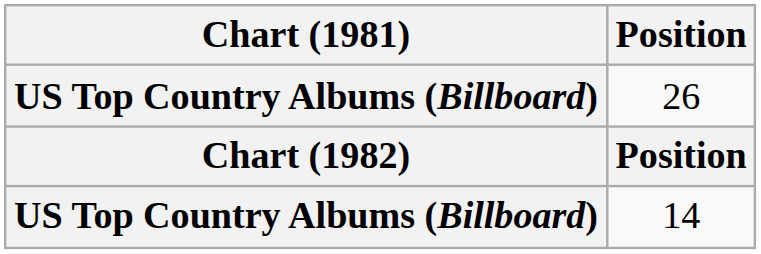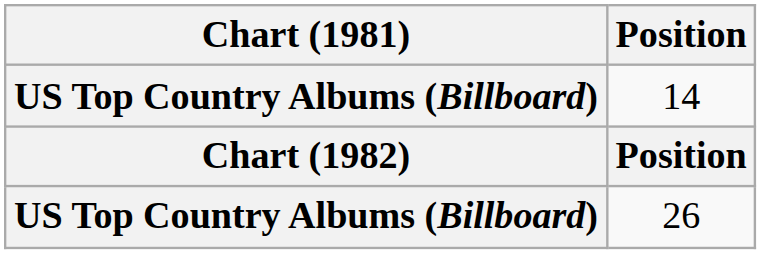rows swapped: (681, 215) <-> (681, 95)
